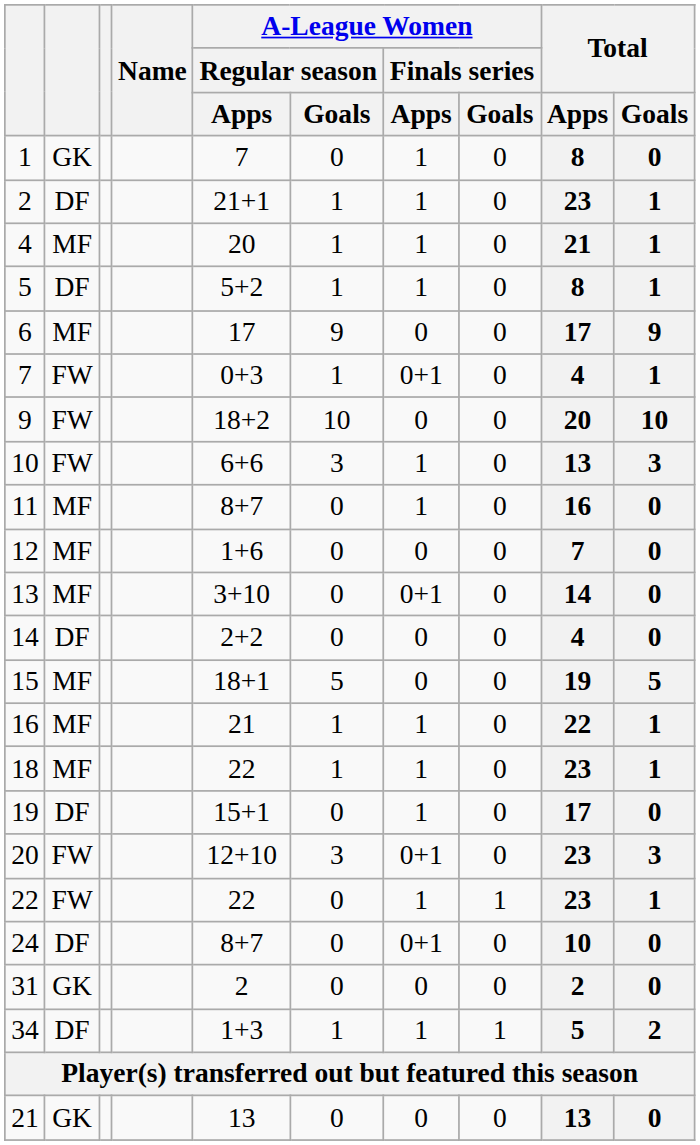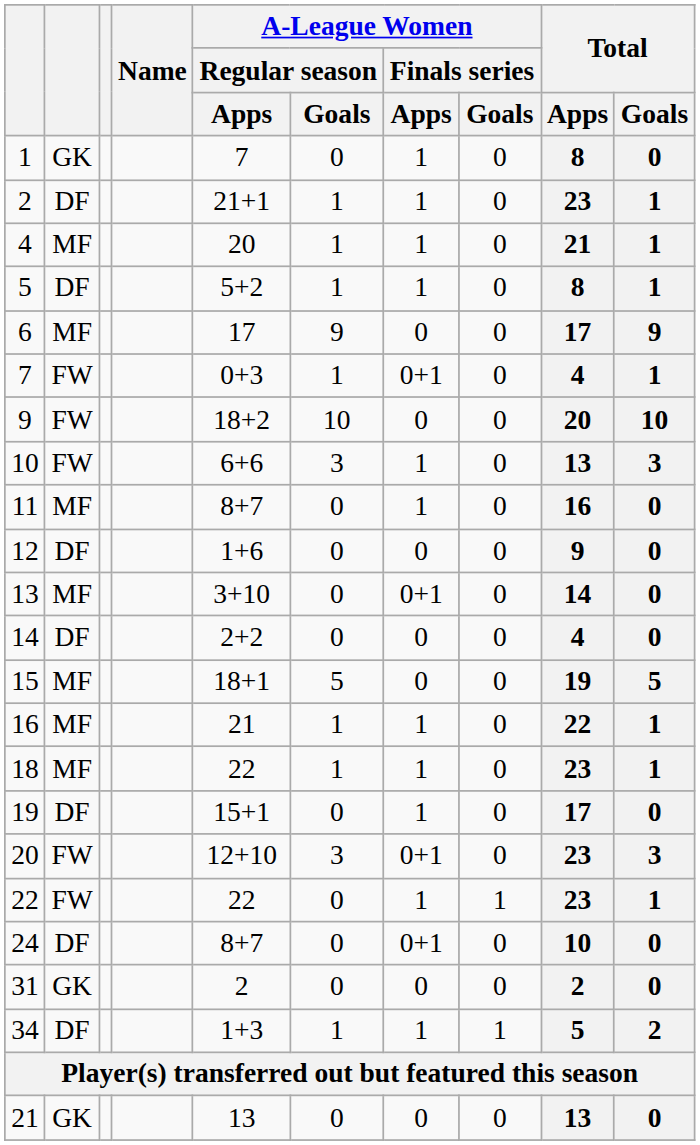(72, 550) MF -> (72, 550) DF
(578, 550) 7 -> (578, 550) 9
